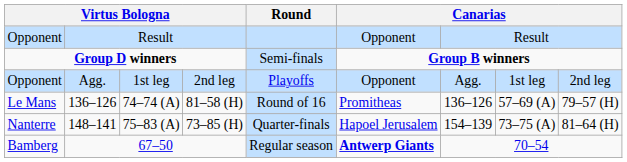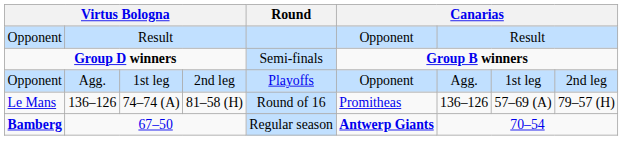- row: (92, 124)
(33, 146) normal -> (35, 124) bold
